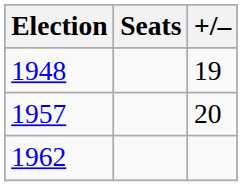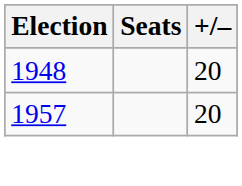(208, 69) 19 -> (208, 69) 20
- row: (39, 157)
